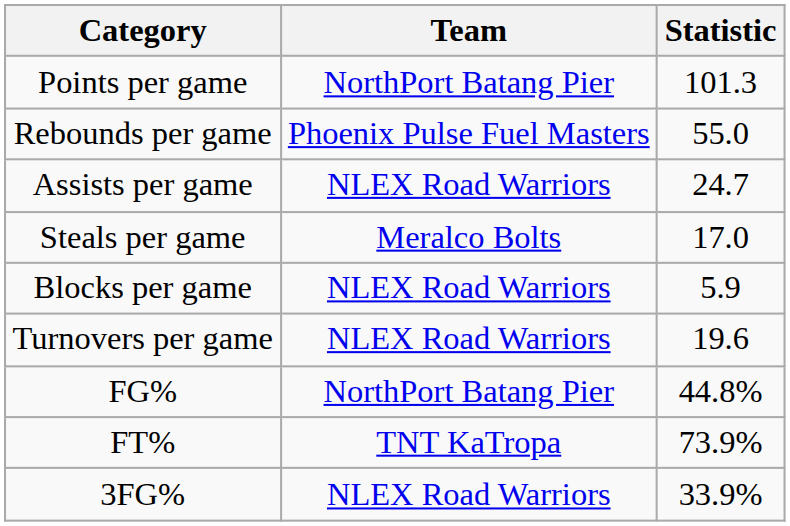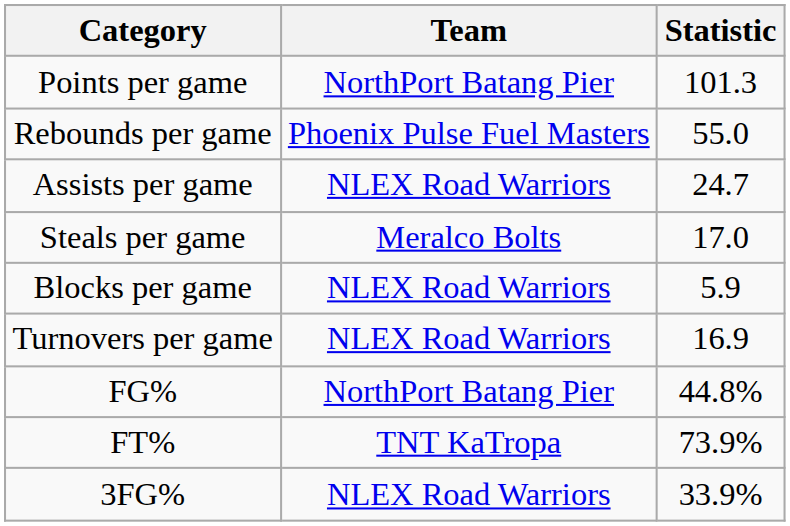(721, 339) 19.6 -> (721, 339) 16.9
